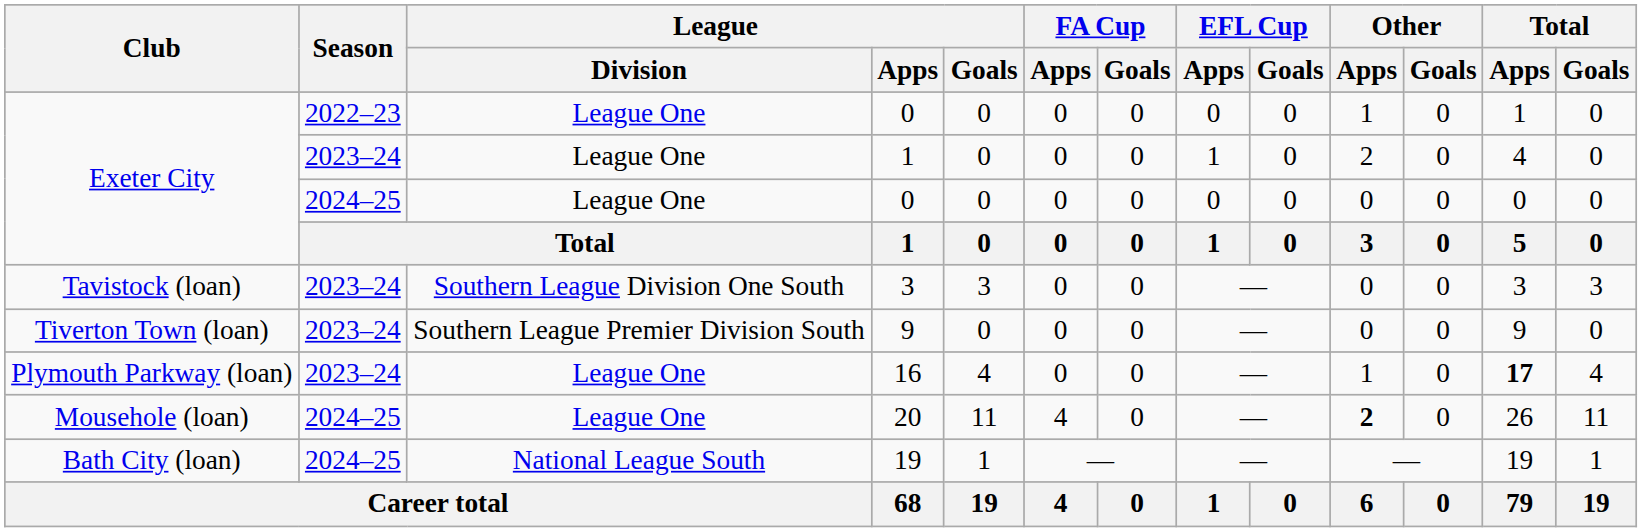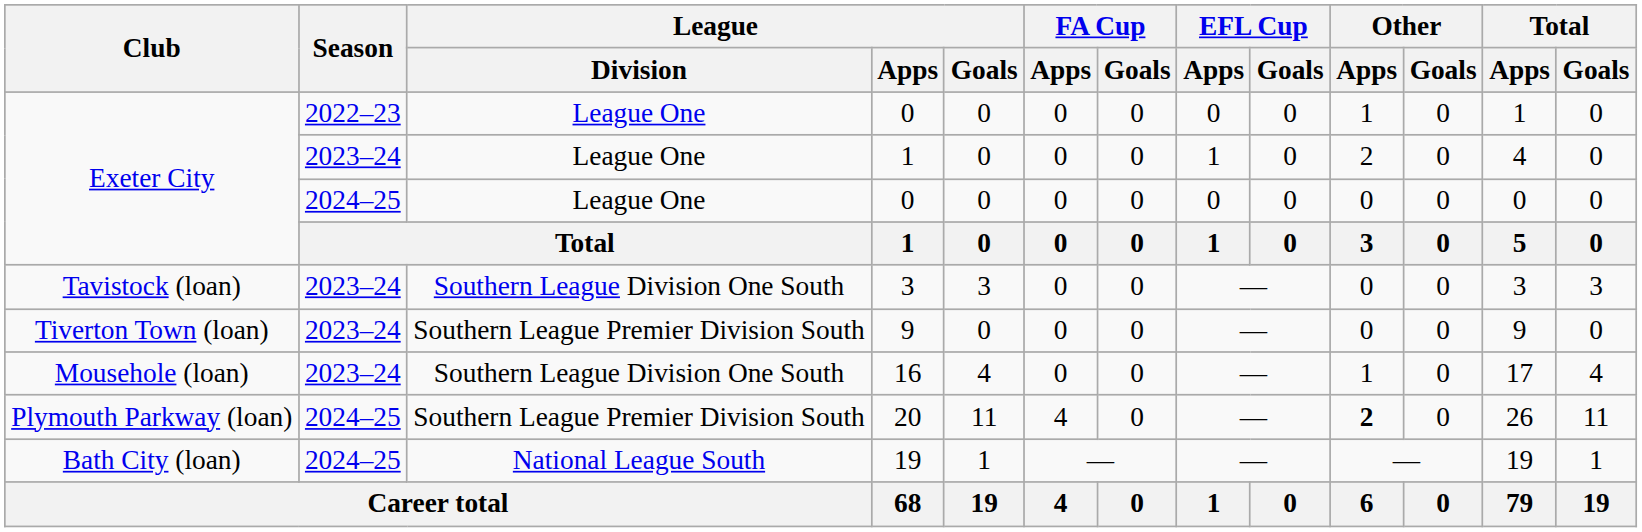(152, 373) Plymouth Parkway (loan) -> (152, 373) Mousehole (loan)
(639, 373) League One -> (639, 373) Southern League Division One South
(1520, 373) bold -> (1520, 373) normal
(152, 416) Mousehole (loan) -> (152, 416) Plymouth Parkway (loan)
(639, 416) League One -> (639, 416) Southern League Premier Division South
